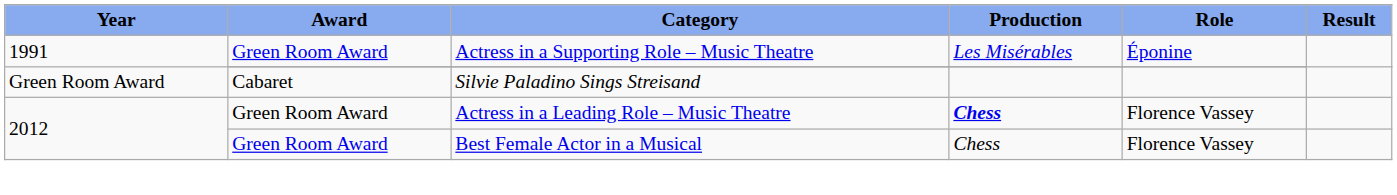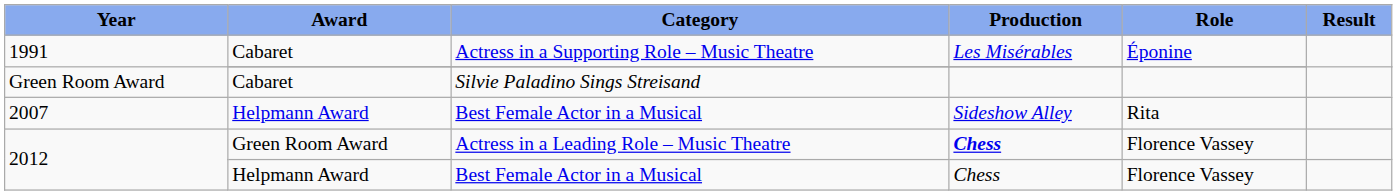(310, 50) Green Room Award -> (263, 50) Cabaret
+ row: (29, 112)
(310, 143) Green Room Award -> (300, 174) Helpmann Award
